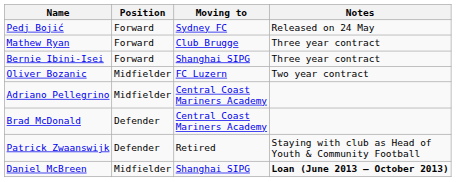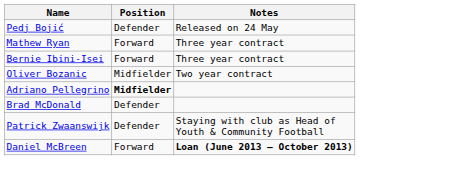- column: (221, 12)
(134, 28) Forward -> (137, 28) Defender
(143, 95) normal -> (143, 89) bold
(143, 169) Midfielder -> (134, 147) Forward
